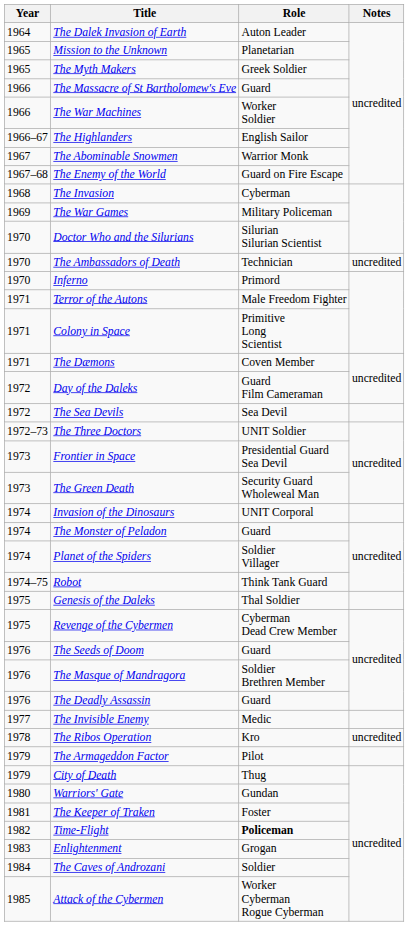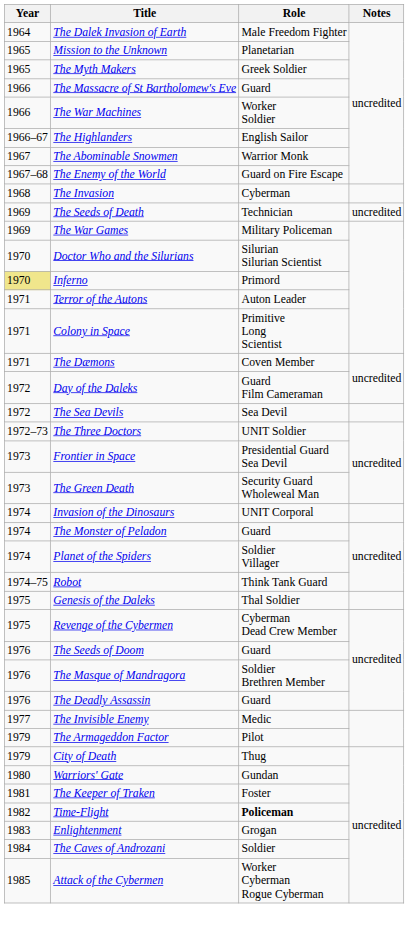(274, 32) Auton Leader -> (294, 32) Male Freedom Fighter
+ row: (99, 212)
- row: (117, 262)
(19, 280) no background -> (19, 280) khaki background
(294, 299) Male Freedom Fighter -> (274, 299) Auton Leader
- row: (102, 737)
